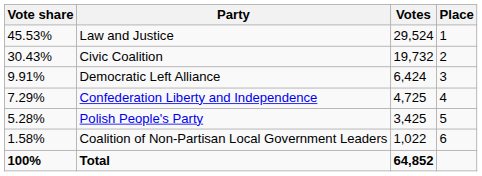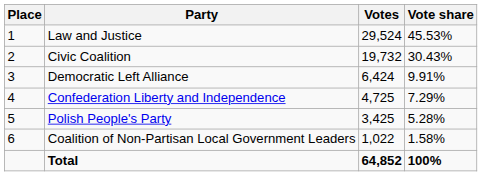columns swapped: (457, 14) <-> (40, 14)
